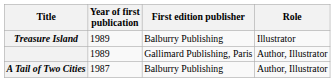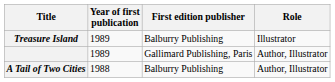(100, 69) 1987 -> (100, 69) 1988
